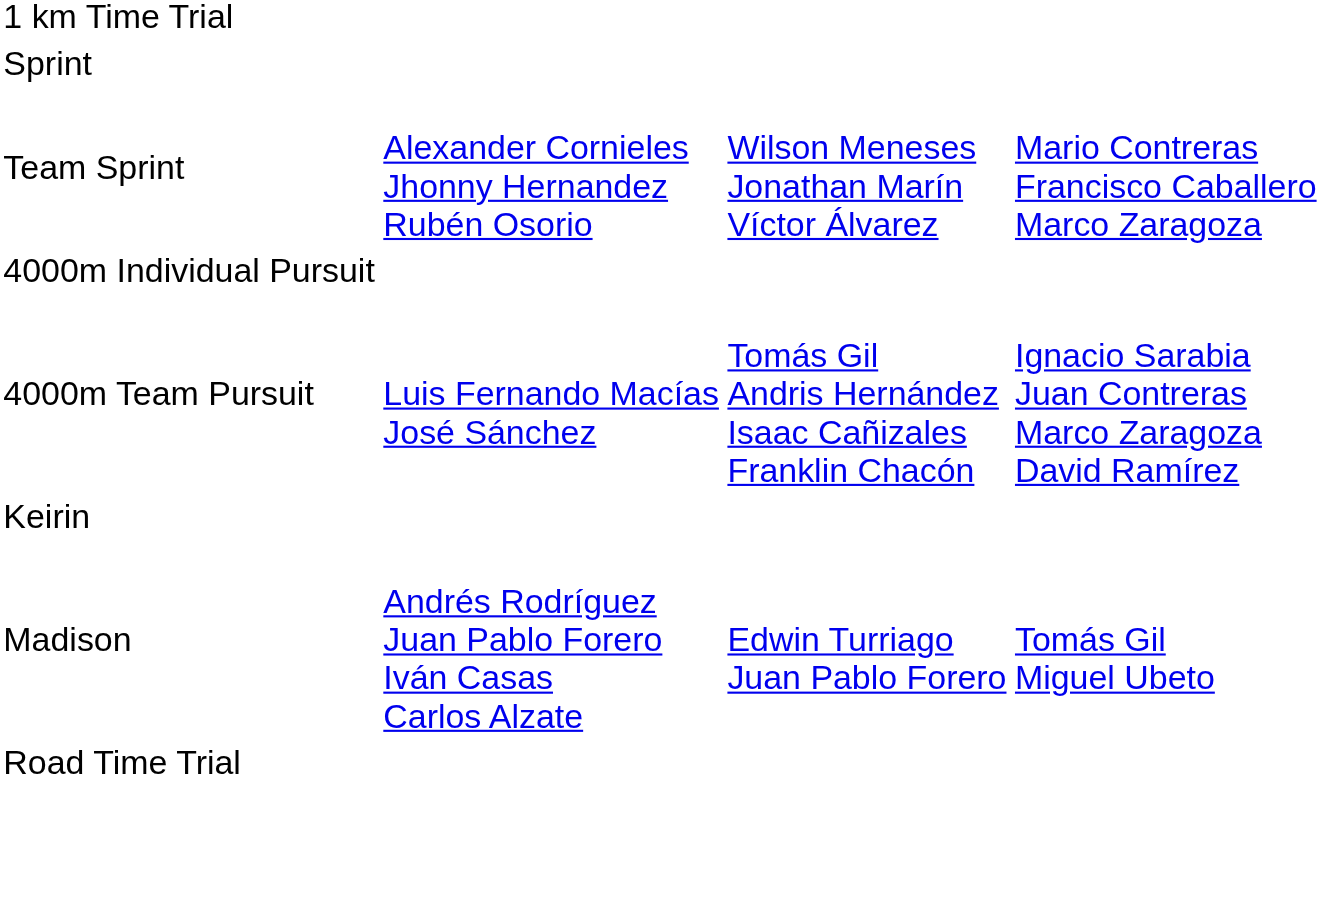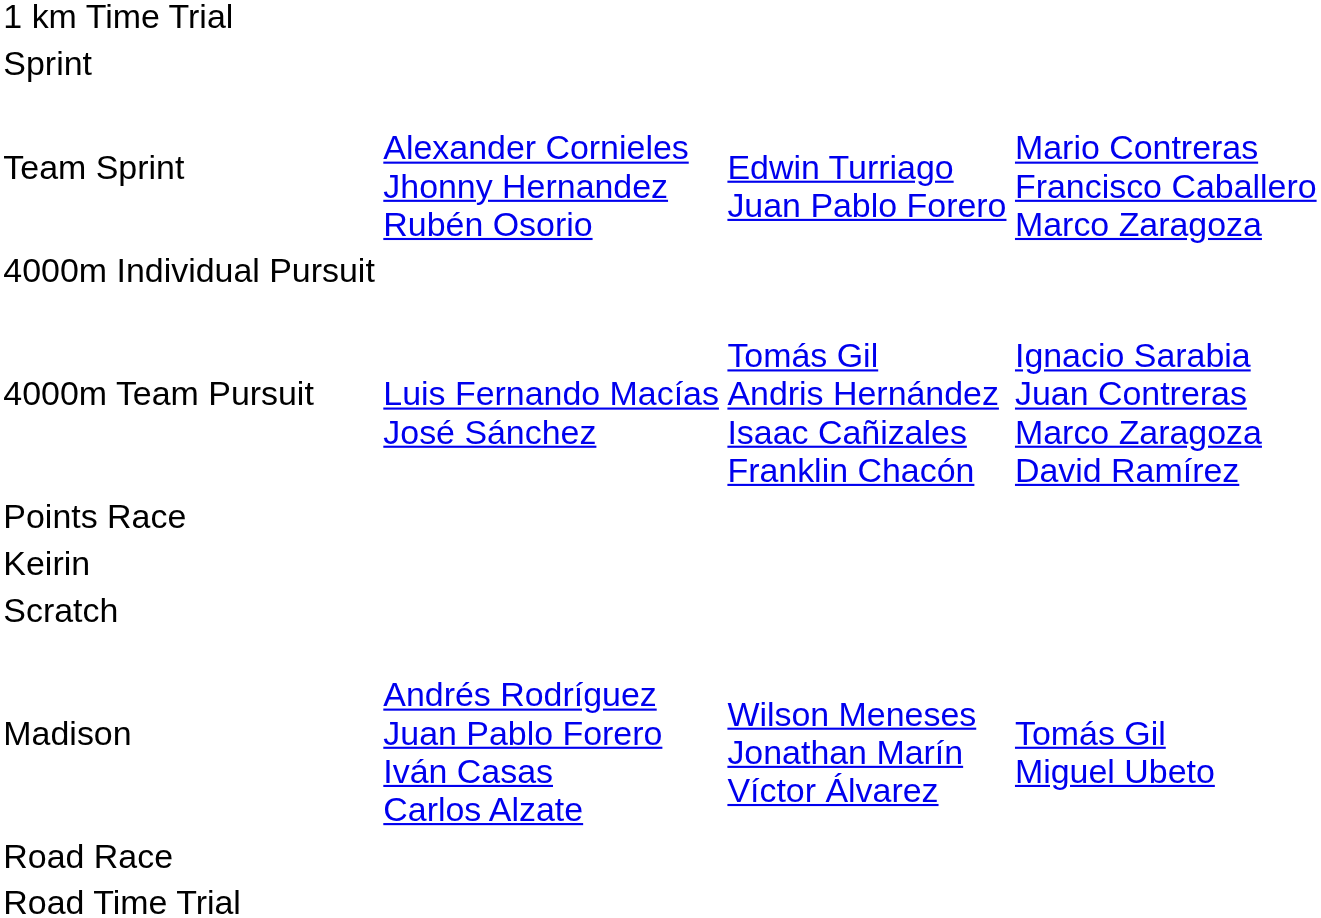(852, 186) Wilson Meneses Jonathan Marín Víctor Álvarez -> (867, 186) Edwin Turriago Juan Pablo Forero
+ row: (95, 517)
+ row: (61, 610)
(867, 659) Edwin Turriago Juan Pablo Forero -> (852, 752) Wilson Meneses Jonathan Marín Víctor Álvarez
+ row: (88, 856)
